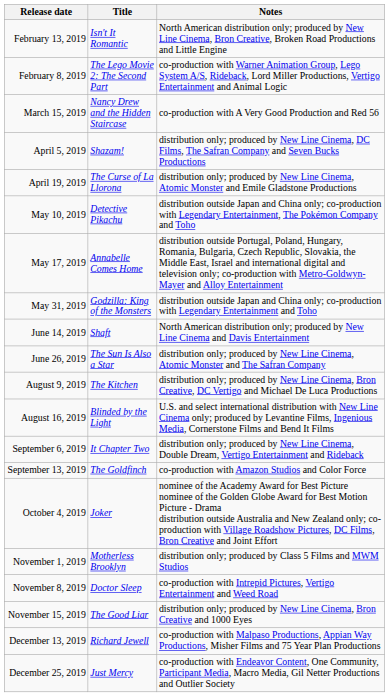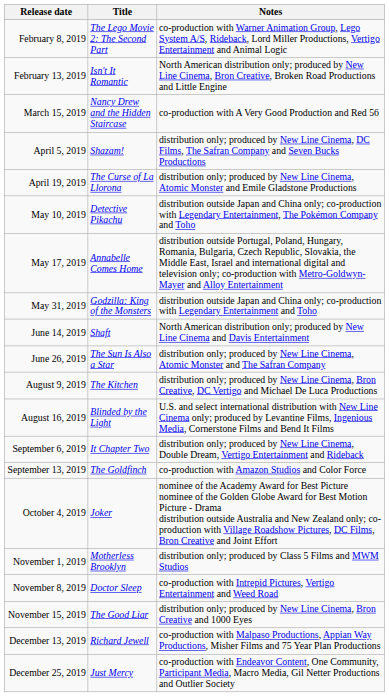rows swapped: (52, 76) <-> (50, 38)
